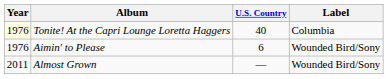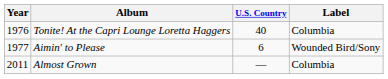(18, 30) lightyellow background -> (18, 30) no background
(18, 47) 1976 -> (18, 47) 1977
(336, 64) Wounded Bird/Sony -> (313, 64) Columbia
